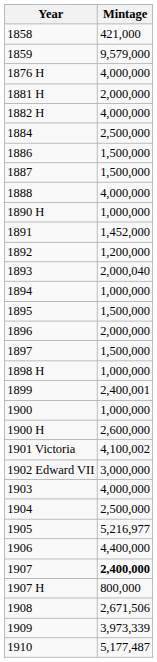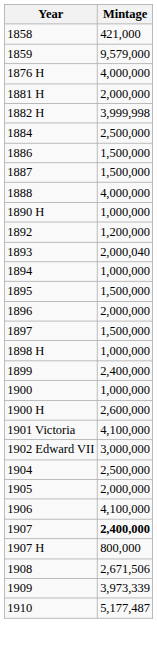(125, 113) 4,000,000 -> (125, 113) 3,999,998
- row: (20, 232)
(125, 390) 2,400,001 -> (125, 370) 2,400,000
(125, 449) 4,100,002 -> (125, 430) 4,100,000
- row: (20, 489)
(125, 529) 5,216,977 -> (125, 489) 2,000,000
(125, 548) 4,400,000 -> (125, 509) 4,100,000
